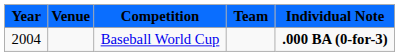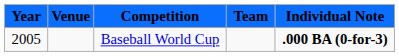(26, 39) 2004 -> (26, 39) 2005
